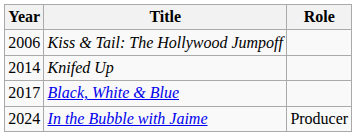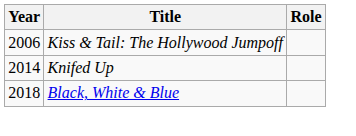(24, 93) 2017 -> (24, 93) 2018
- row: (128, 118)
